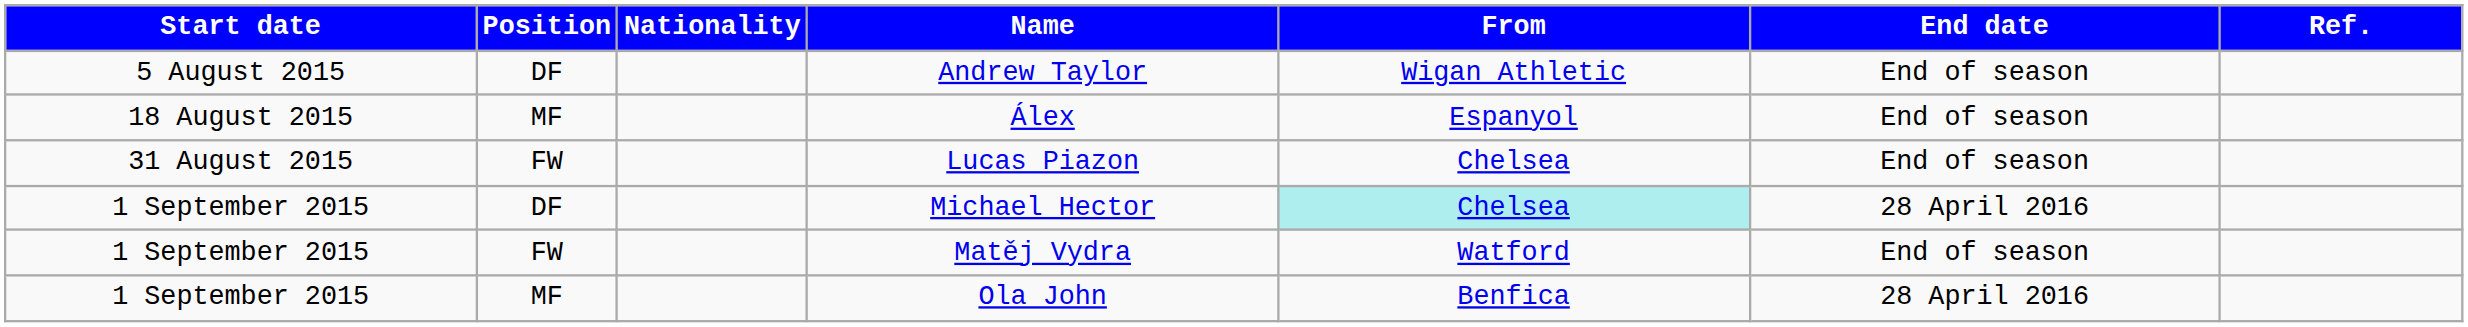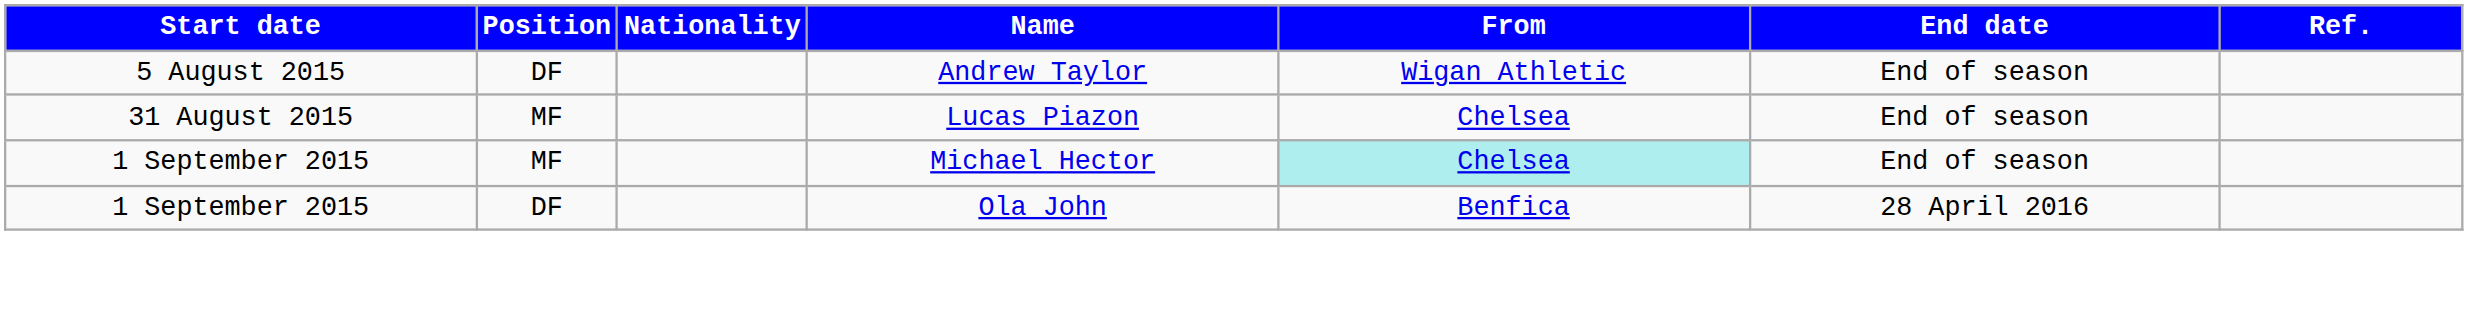- row: (1043, 117)
(547, 162) FW -> (547, 117) MF
(547, 207) DF -> (547, 162) MF
(1985, 207) 28 April 2016 -> (1985, 162) End of season
- row: (1043, 252)
(547, 297) MF -> (547, 207) DF
